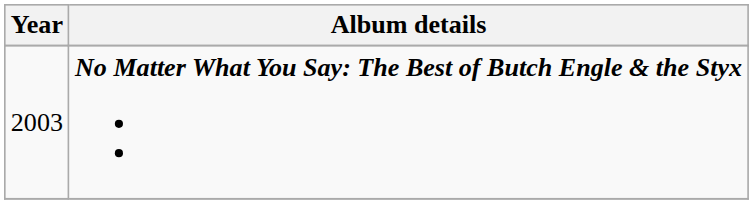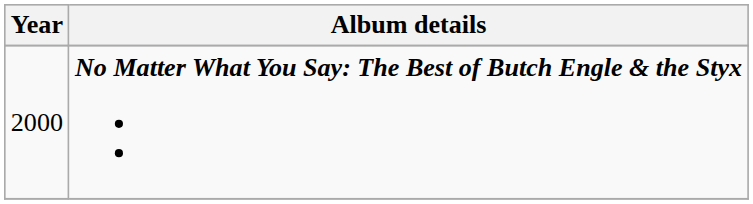(37, 121) 2003 -> (37, 121) 2000
